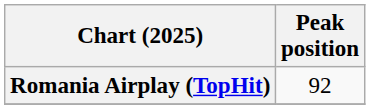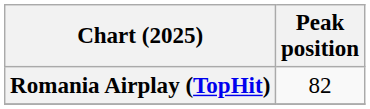(320, 85) 92 -> (320, 85) 82
